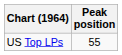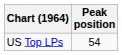(95, 42) 55 -> (95, 42) 54
